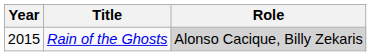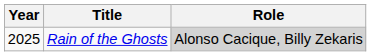(24, 39) 2015 -> (24, 39) 2025
